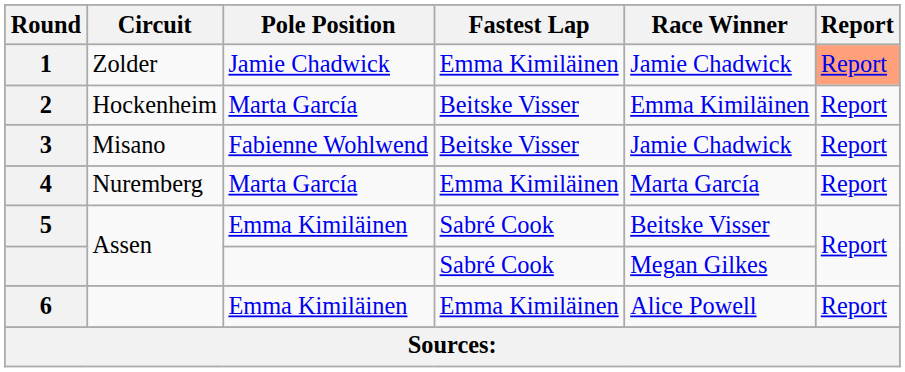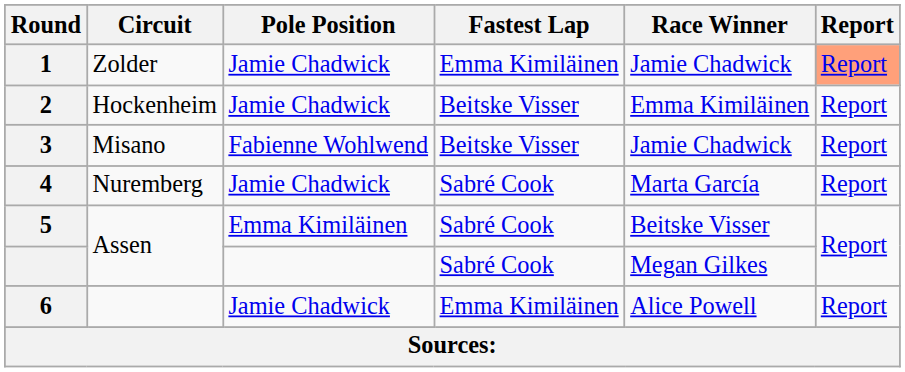(293, 104) Marta García -> (309, 104) Jamie Chadwick
(293, 184) Marta García -> (309, 184) Jamie Chadwick
(529, 184) Emma Kimiläinen -> (497, 184) Sabré Cook
(318, 305) Emma Kimiläinen -> (309, 305) Jamie Chadwick
